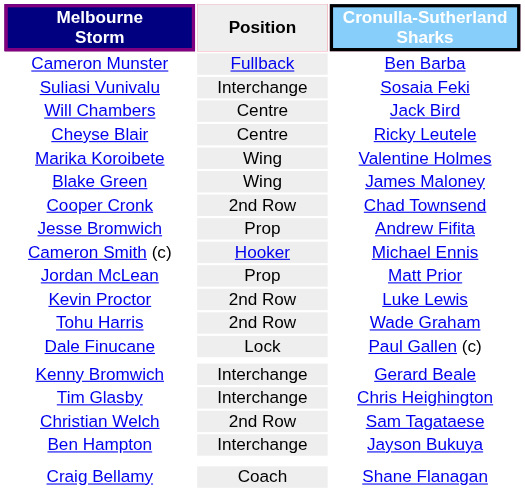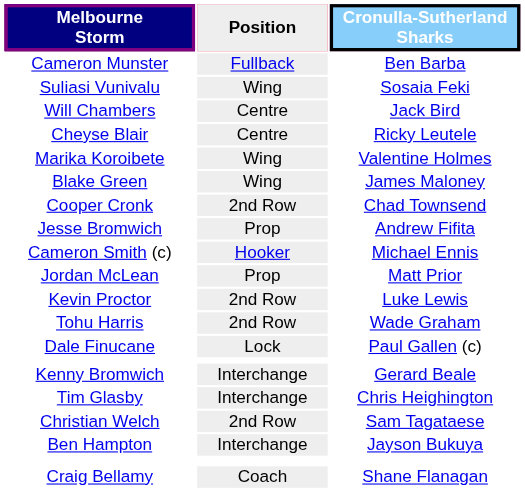(262, 87) Interchange -> (262, 87) Wing
